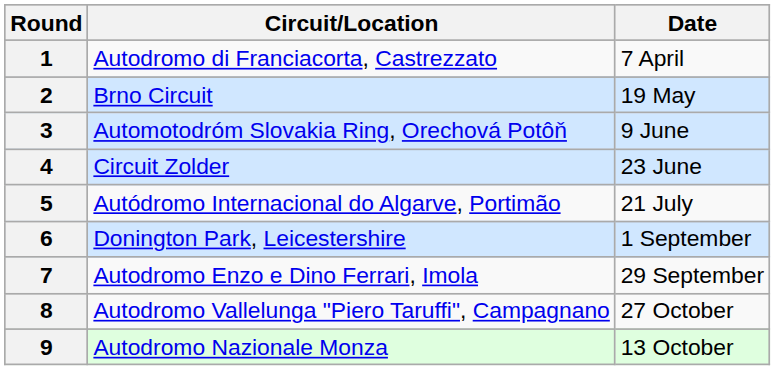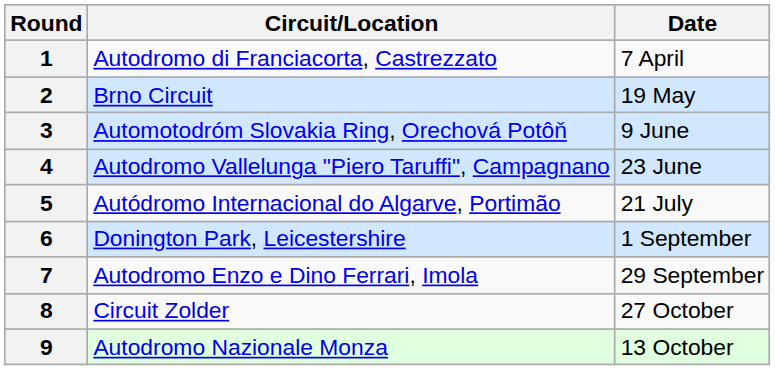(161, 167) Circuit Zolder -> (352, 167) Autodromo Vallelunga "Piero Taruffi", Campagnano
(352, 311) Autodromo Vallelunga "Piero Taruffi", Campagnano -> (161, 311) Circuit Zolder
